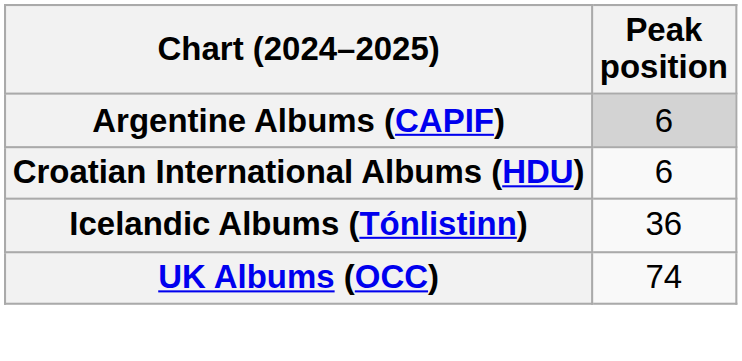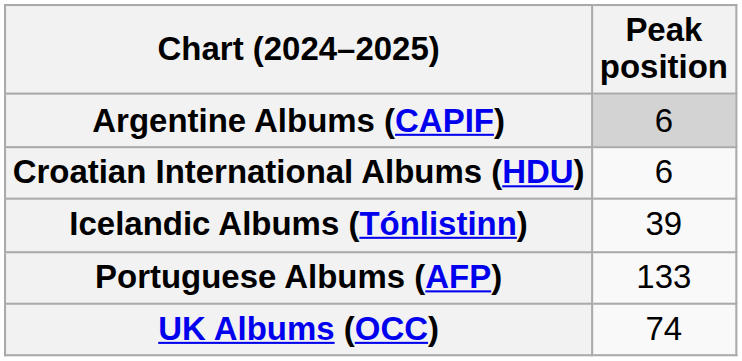(664, 224) 36 -> (664, 224) 39
+ row: (299, 276)
